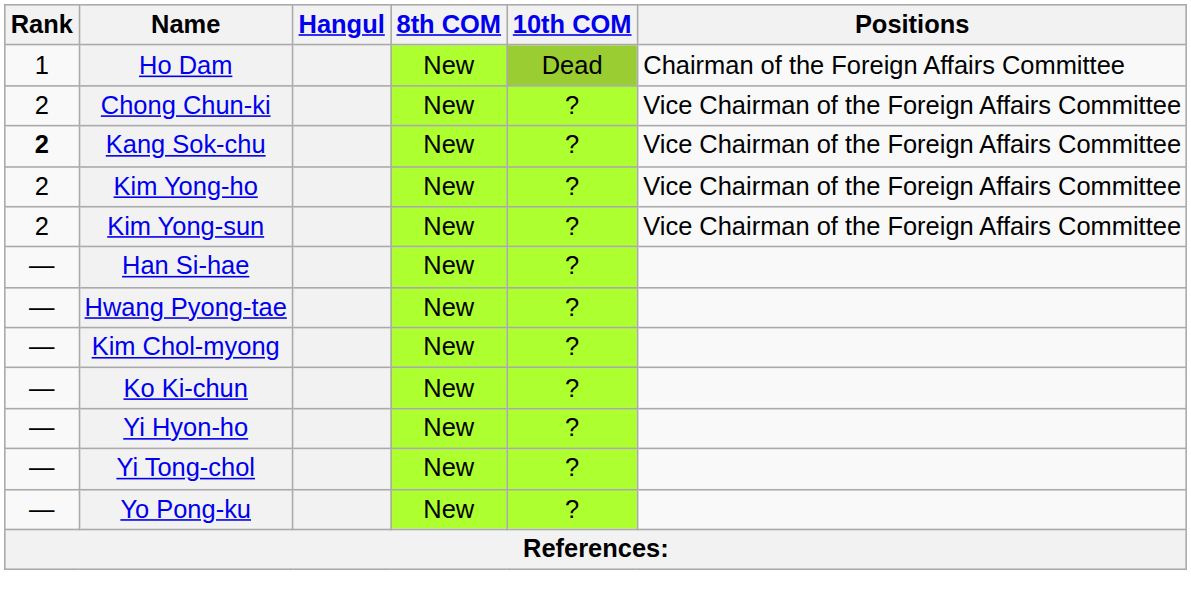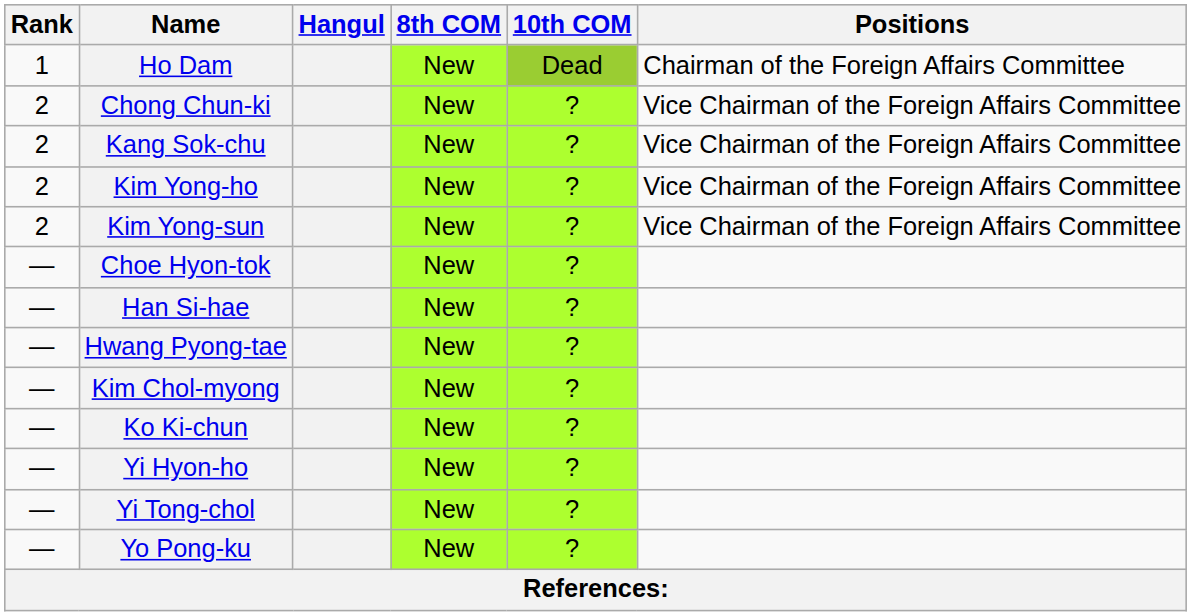(42, 145) bold -> (42, 145) normal
+ row: (186, 266)
